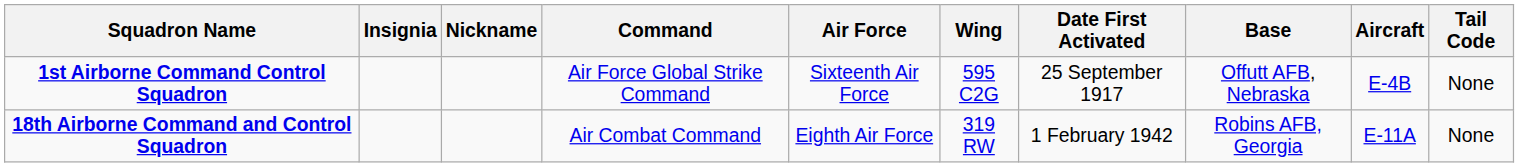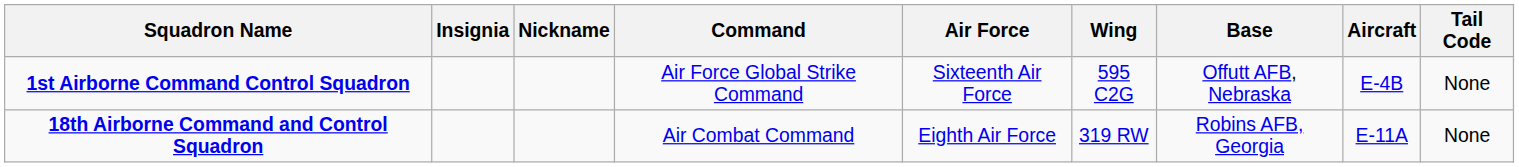- column: (1102, 30)
